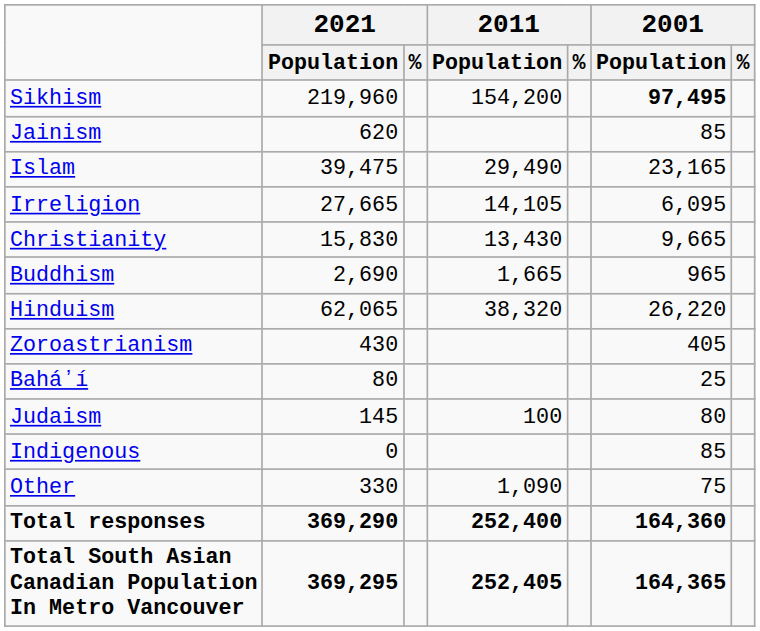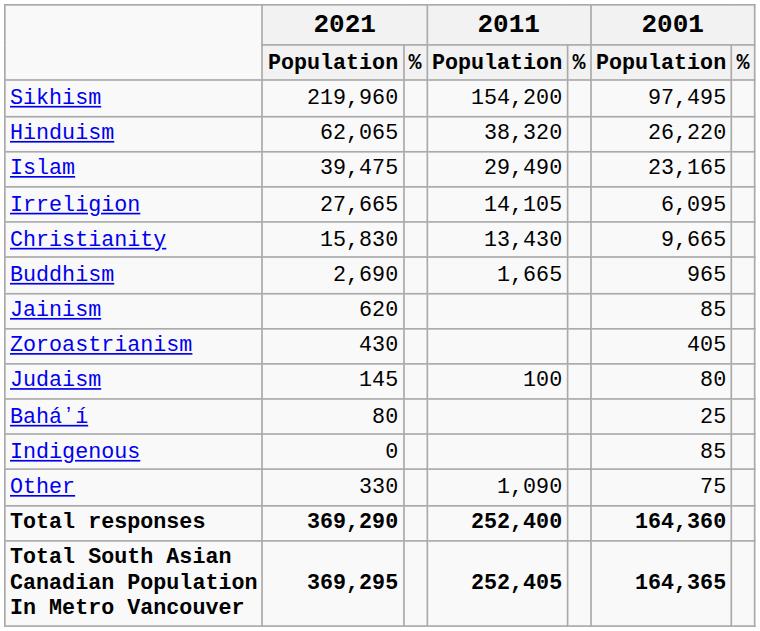(687, 98) bold -> (687, 98) normal
rows swapped: (62, 311) <-> (56, 134)
rows swapped: (56, 417) <-> (49, 381)
